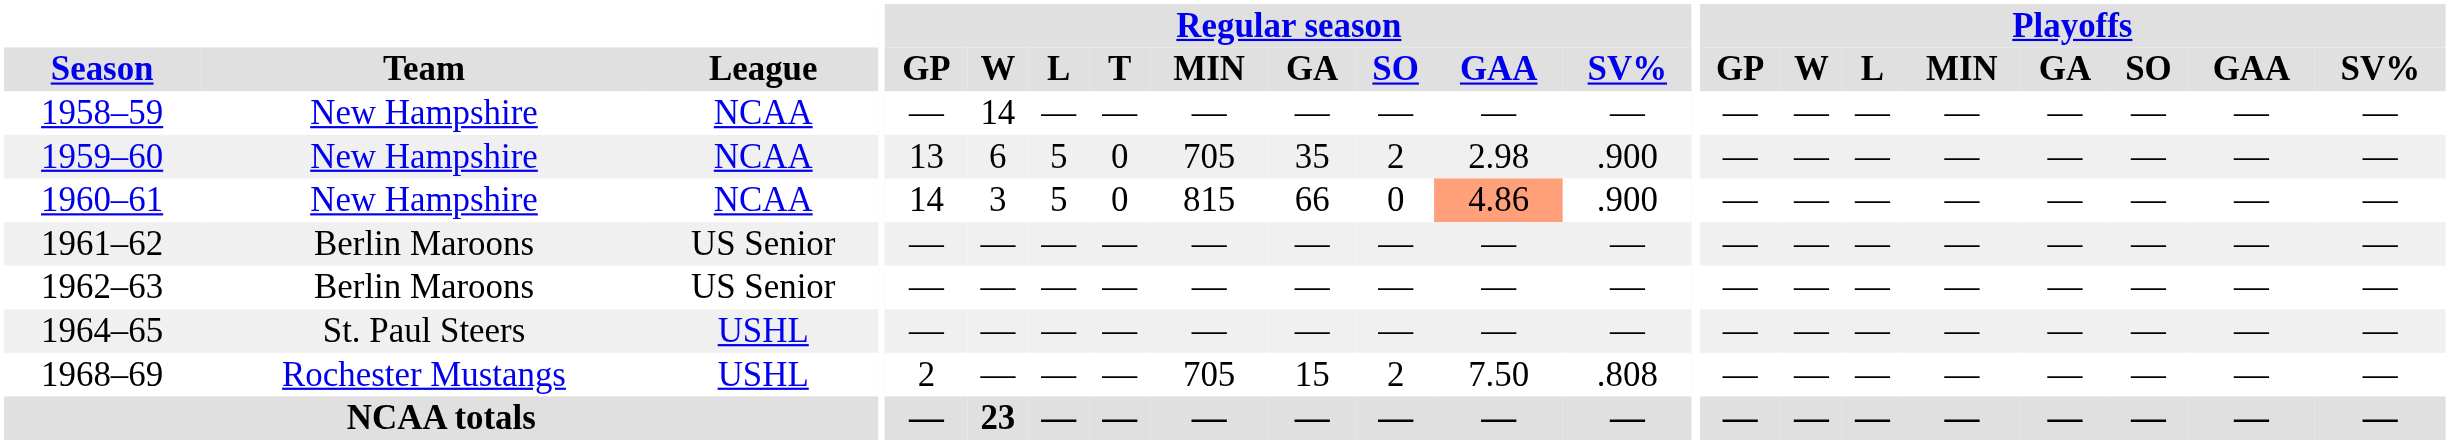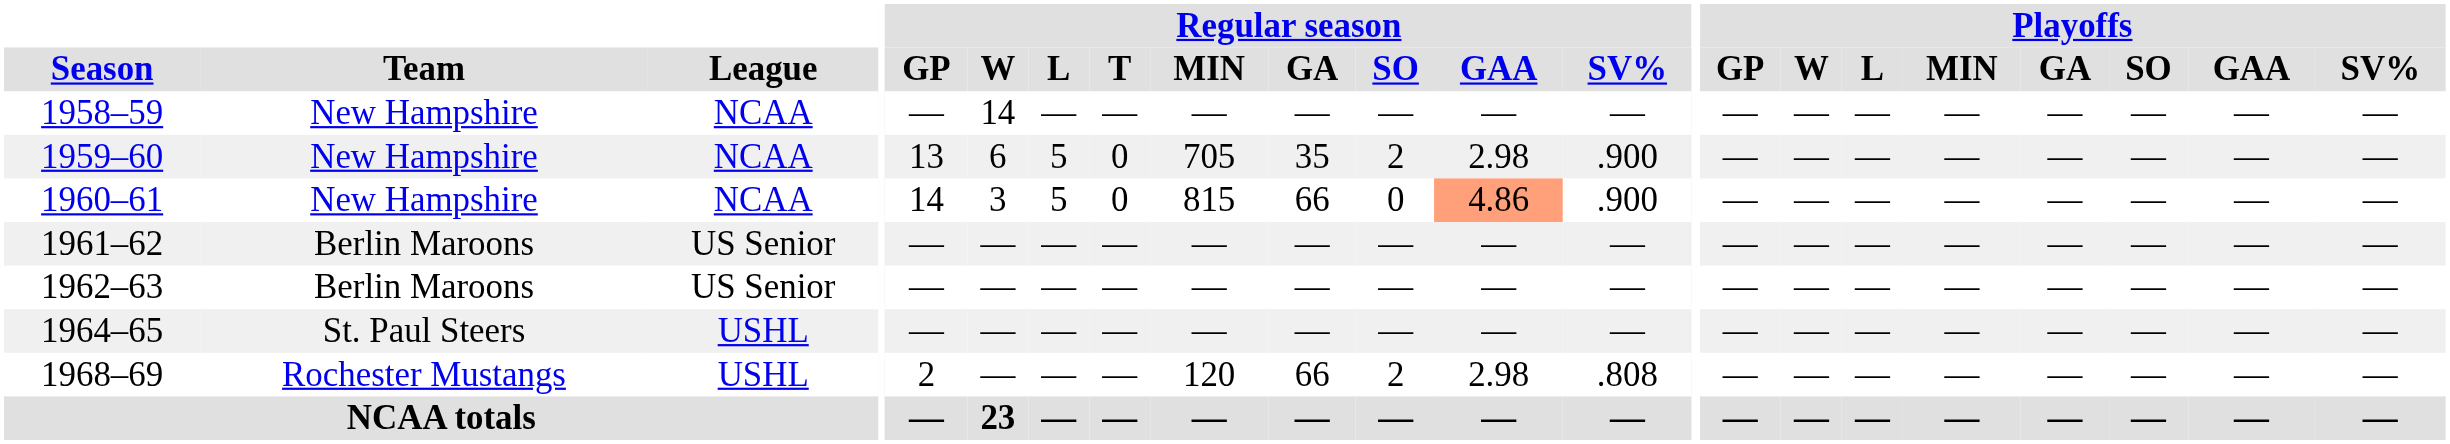(1209, 374) 705 -> (1209, 374) 120
(1312, 374) 15 -> (1312, 374) 66
(1499, 374) 7.50 -> (1499, 374) 2.98
